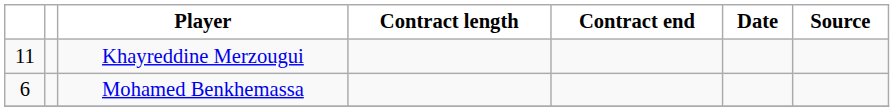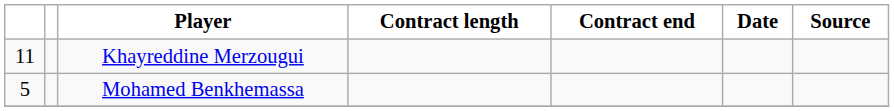(25, 89) 6 -> (25, 89) 5
